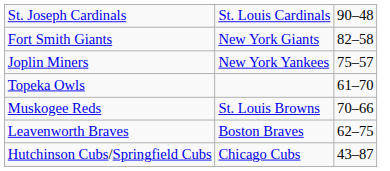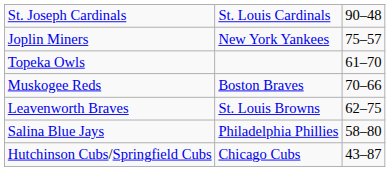- row: (60, 39)
(269, 108) St. Louis Browns -> (261, 85) Boston Braves
(261, 131) Boston Braves -> (269, 108) St. Louis Browns
+ row: (56, 131)
